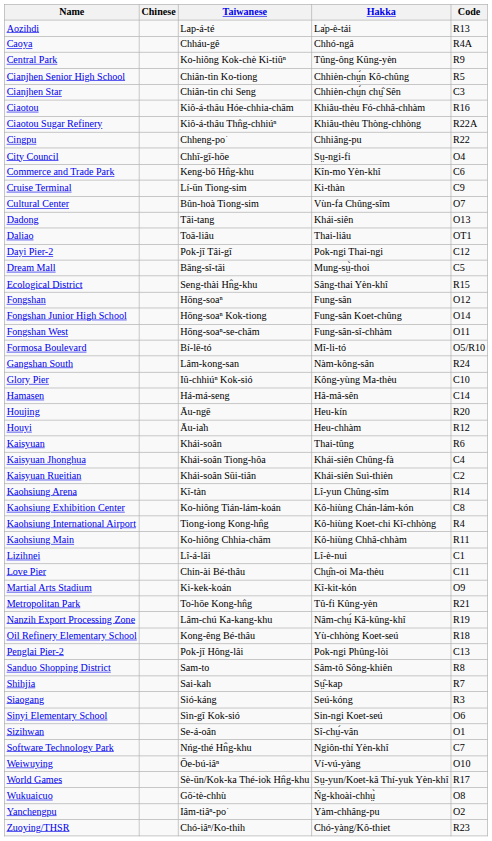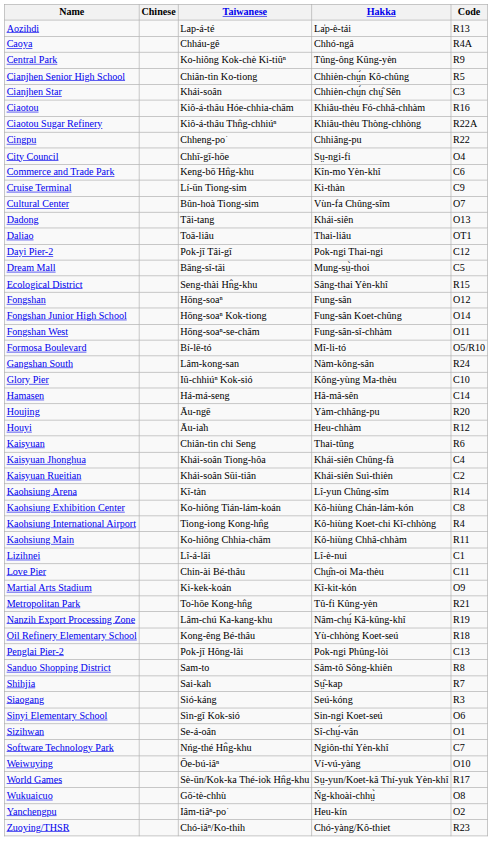(218, 92) Chiân-tìn chi Seng -> (201, 92) Khái-soân
(331, 412) Heu-kín -> (347, 412) Yàm-chhâng-pu
(201, 444) Khái-soân -> (218, 444) Chiân-tìn chi Seng
(347, 811) Yàm-chhâng-pu -> (331, 811) Heu-kín
